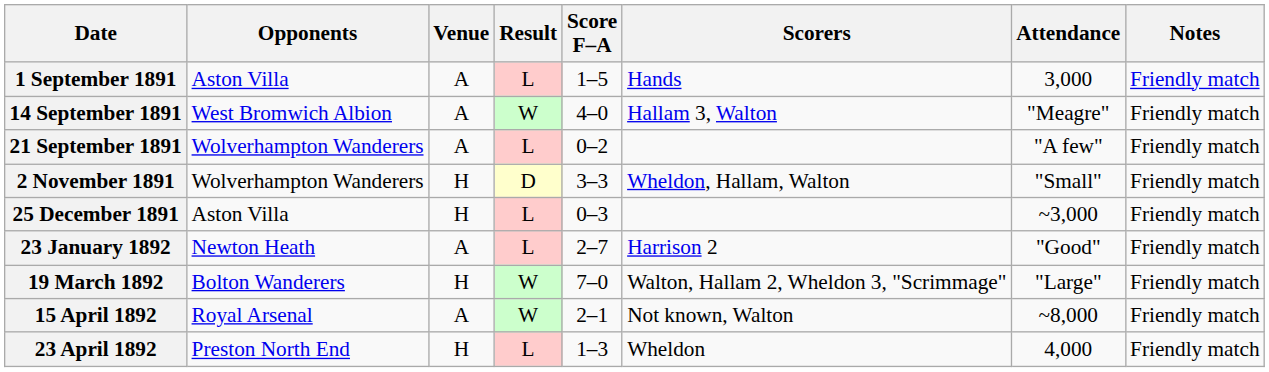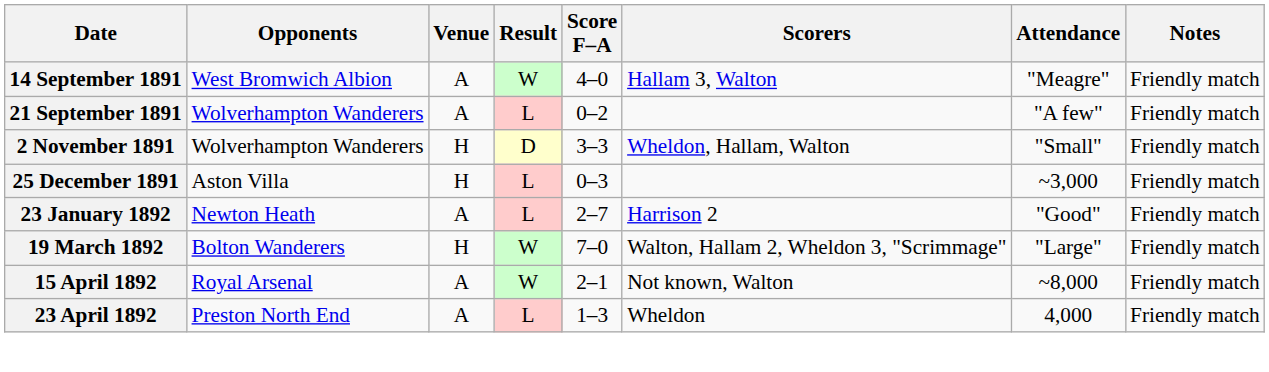- row: (96, 79)
(461, 349) H -> (461, 315) A
